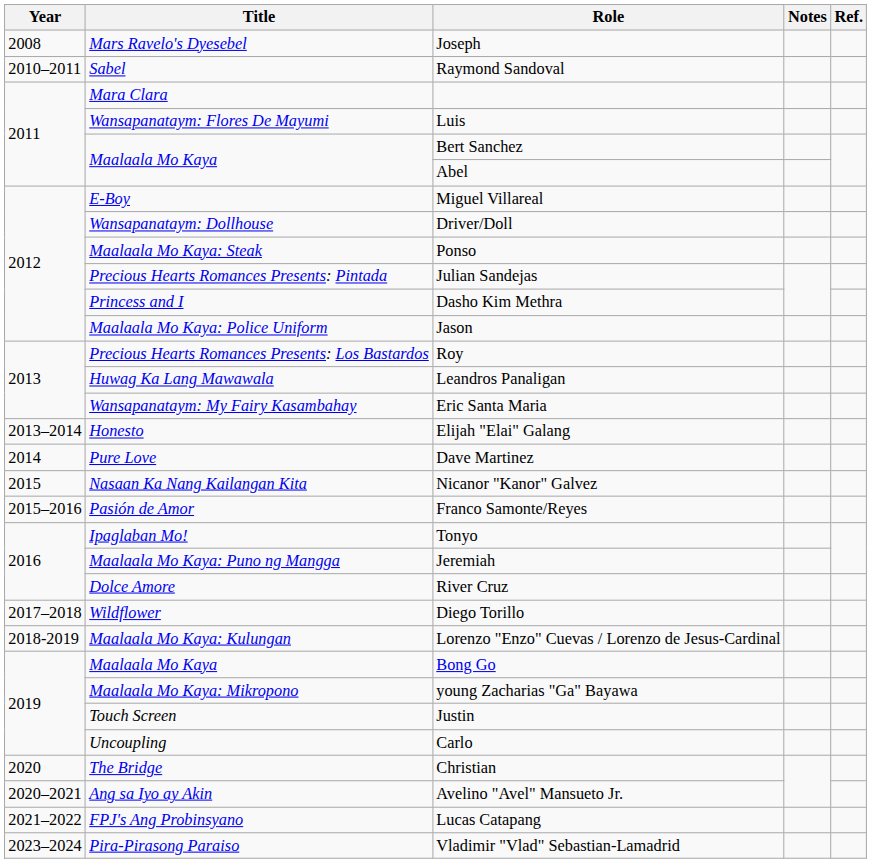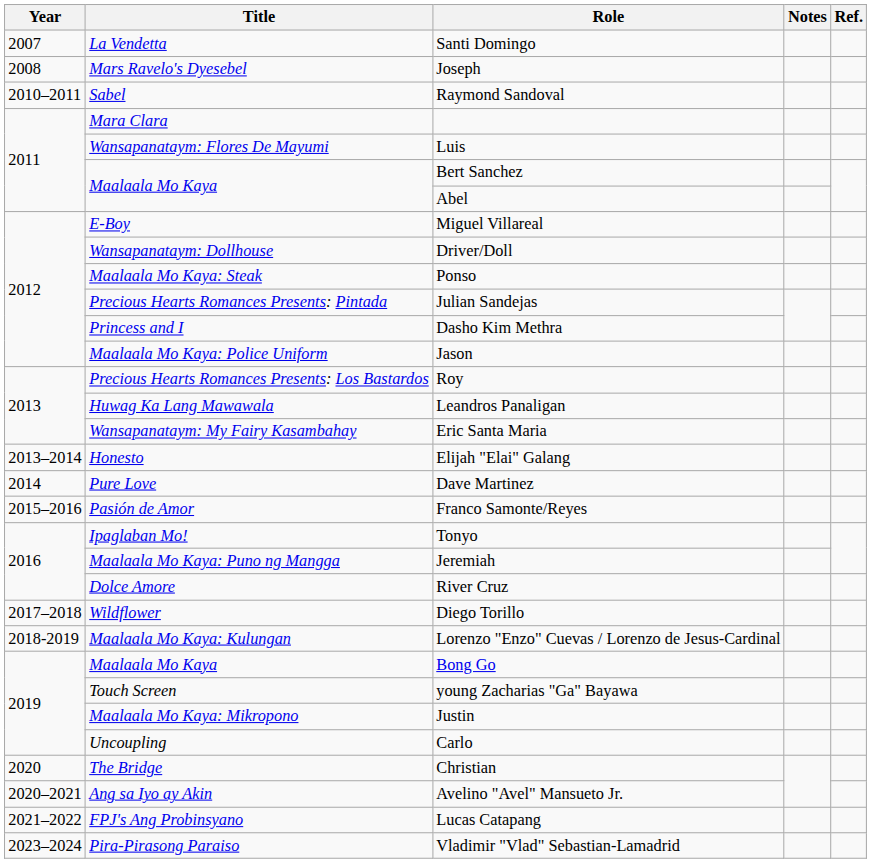+ row: (486, 43)
- row: (517, 483)
(194, 690) Maalaala Mo Kaya: Mikropono -> (133, 690) Touch Screen
(133, 716) Touch Screen -> (194, 716) Maalaala Mo Kaya: Mikropono
